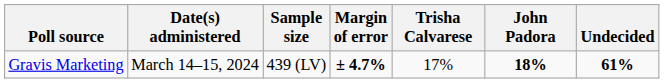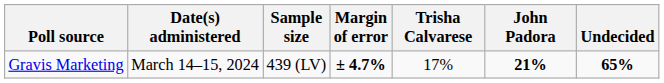(530, 64) 18% -> (530, 64) 21%
(617, 64) 61% -> (617, 64) 65%
